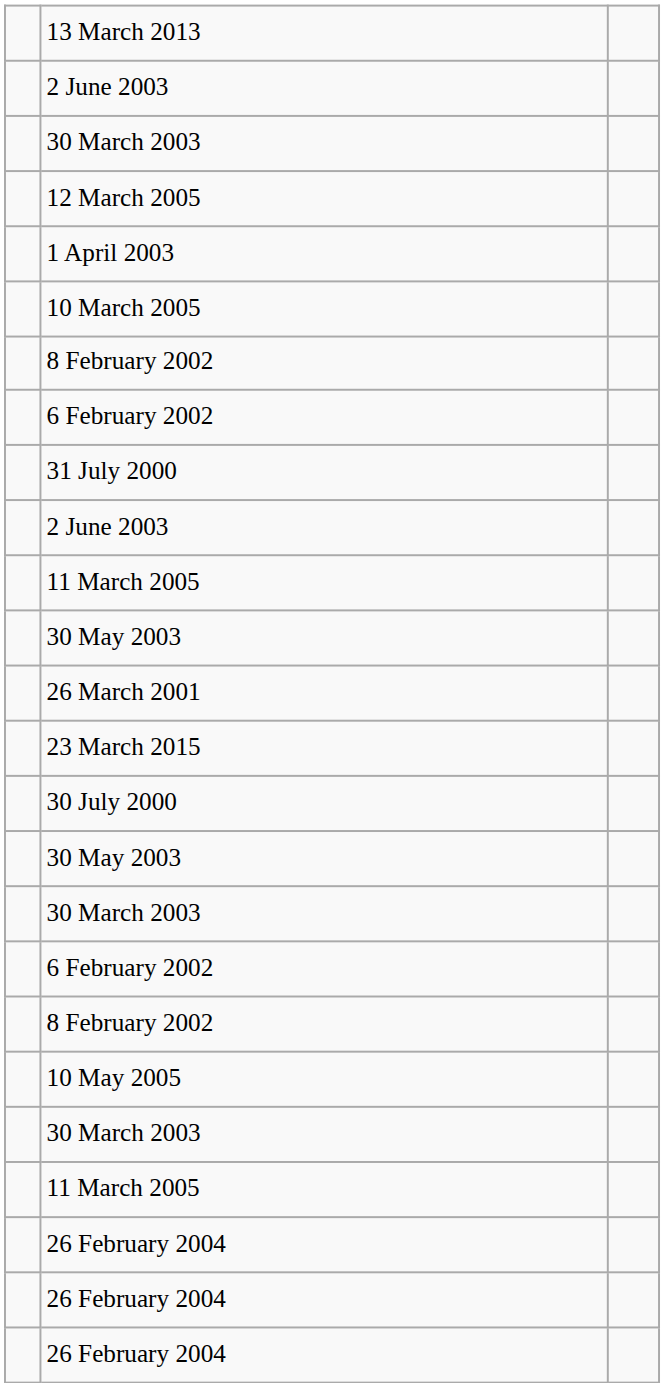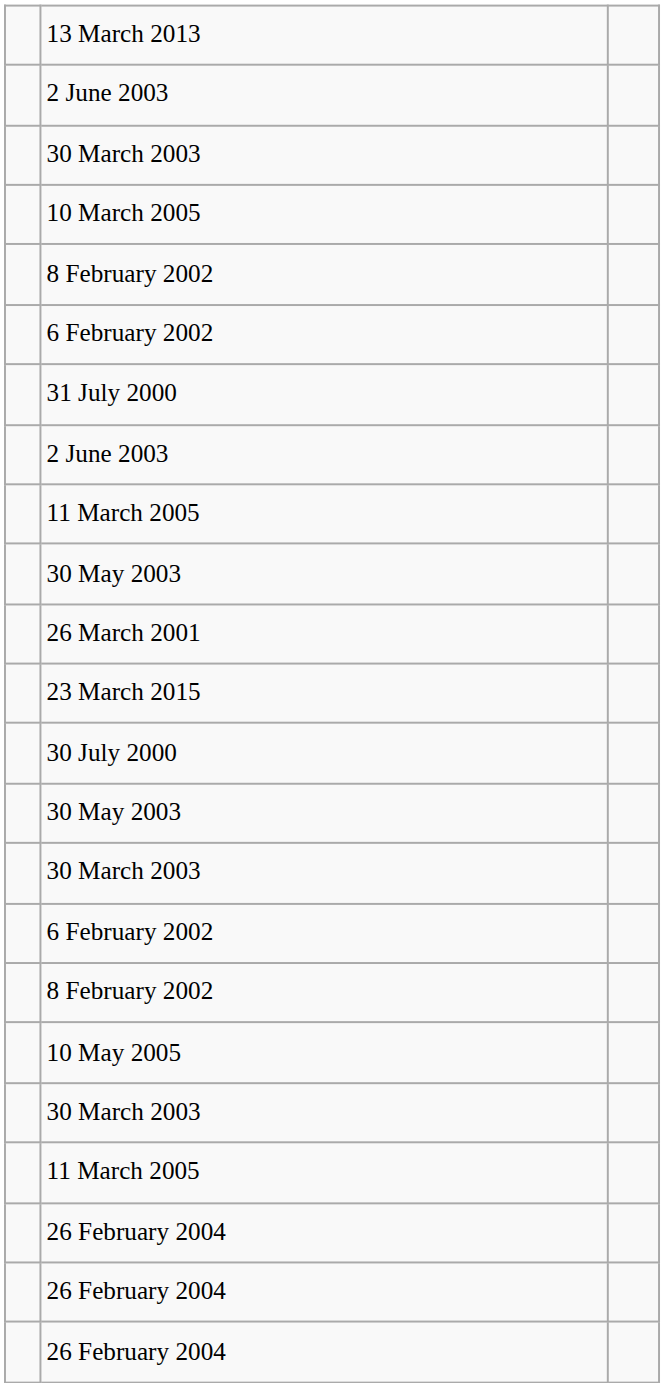- row: (23, 198)
- row: (23, 253)
